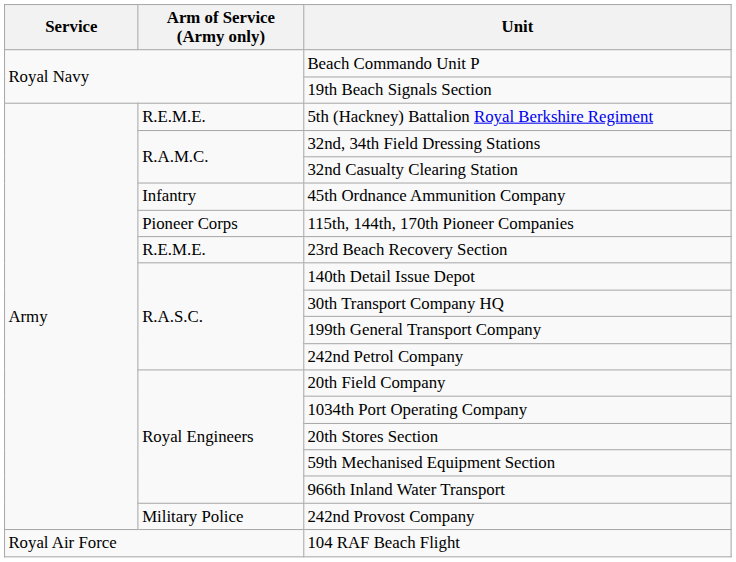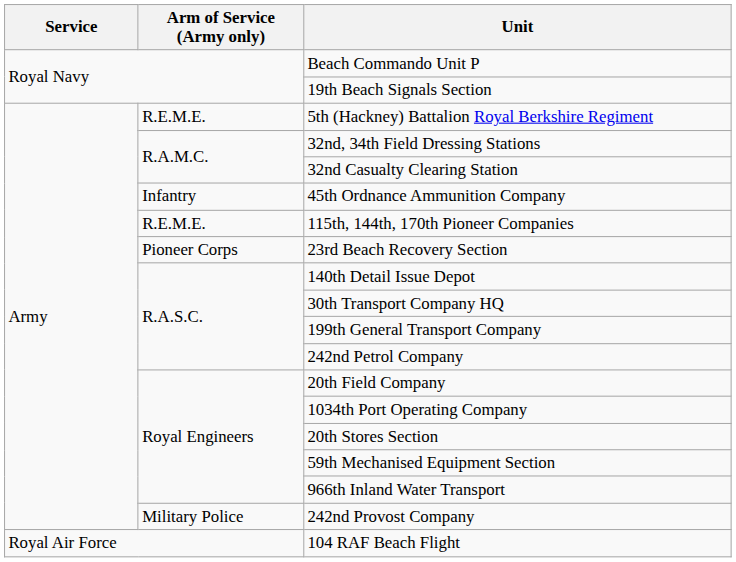(190, 223) Pioneer Corps -> (174, 223) R.E.M.E.
(174, 249) R.E.M.E. -> (190, 249) Pioneer Corps
